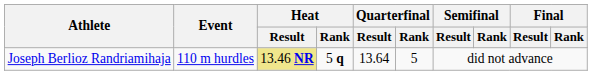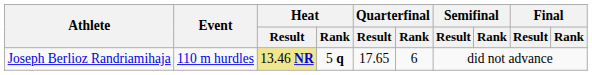(374, 59) 13.64 -> (374, 59) 17.65
(414, 59) 5 -> (414, 59) 6
